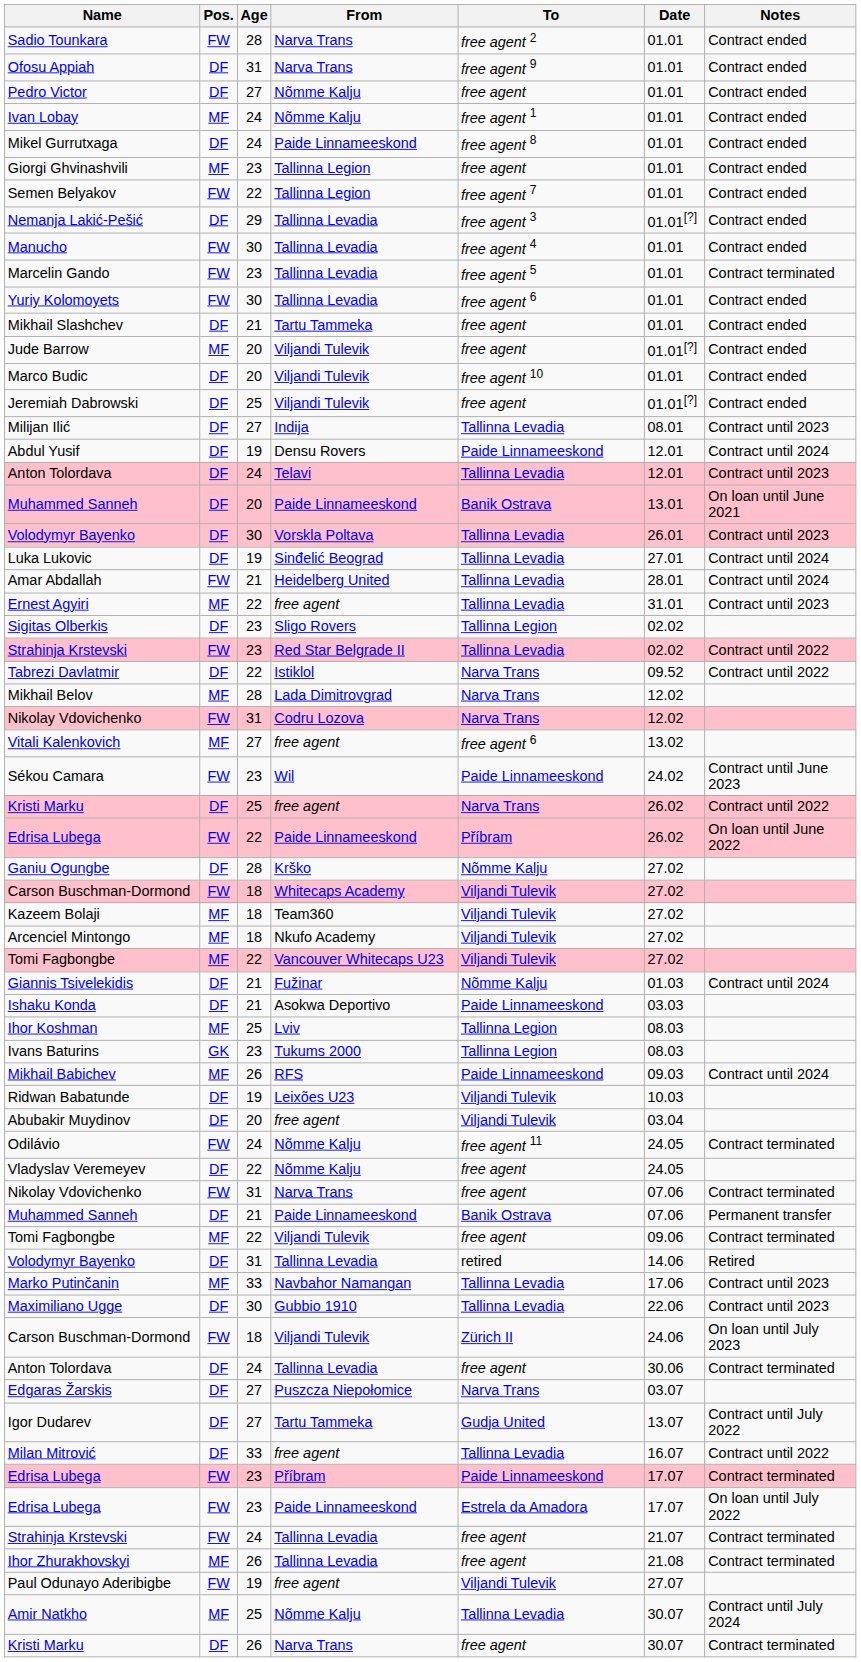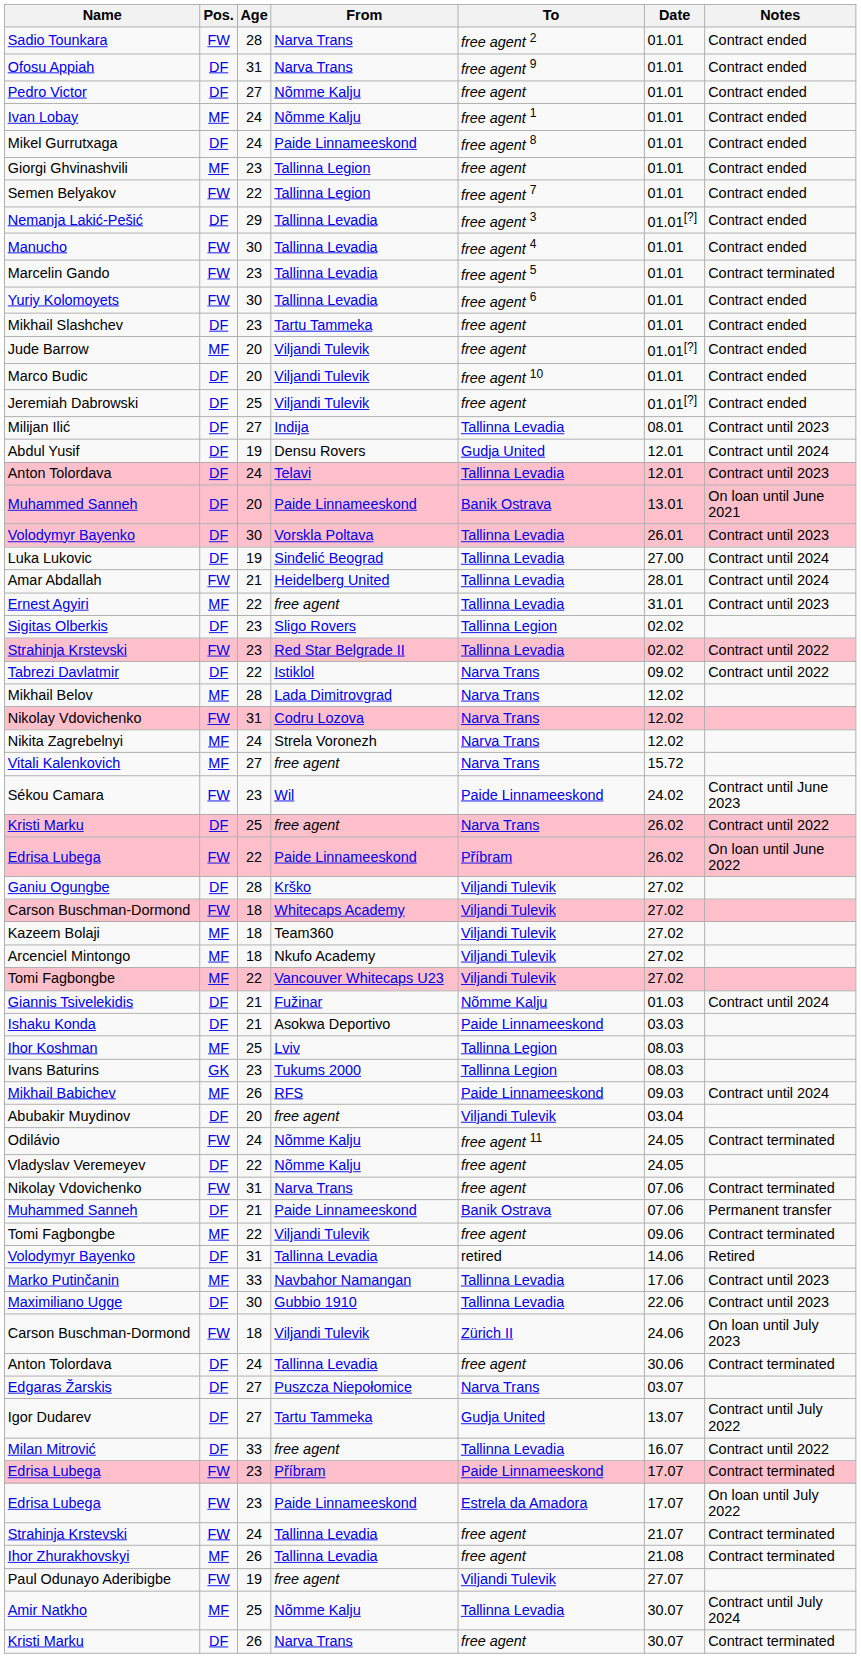(254, 325) 21 -> (254, 325) 23
(532, 450) Paide Linnameeskond -> (503, 450) Gudja United
(666, 558) 27.01 -> (666, 558) 27.00
(666, 672) 09.52 -> (666, 672) 09.02
+ row: (65, 741)
(499, 743) free agent 6 -> (500, 763) Narva Trans
(666, 743) 13.02 -> (666, 763) 15.72
(504, 868) Nõmme Kalju -> (508, 887) Viljandi Tulevik
- row: (69, 1097)
